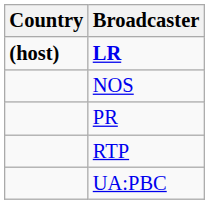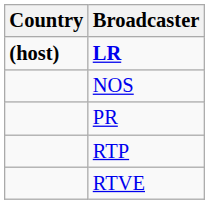+ row: (119, 183)
- row: (130, 183)
